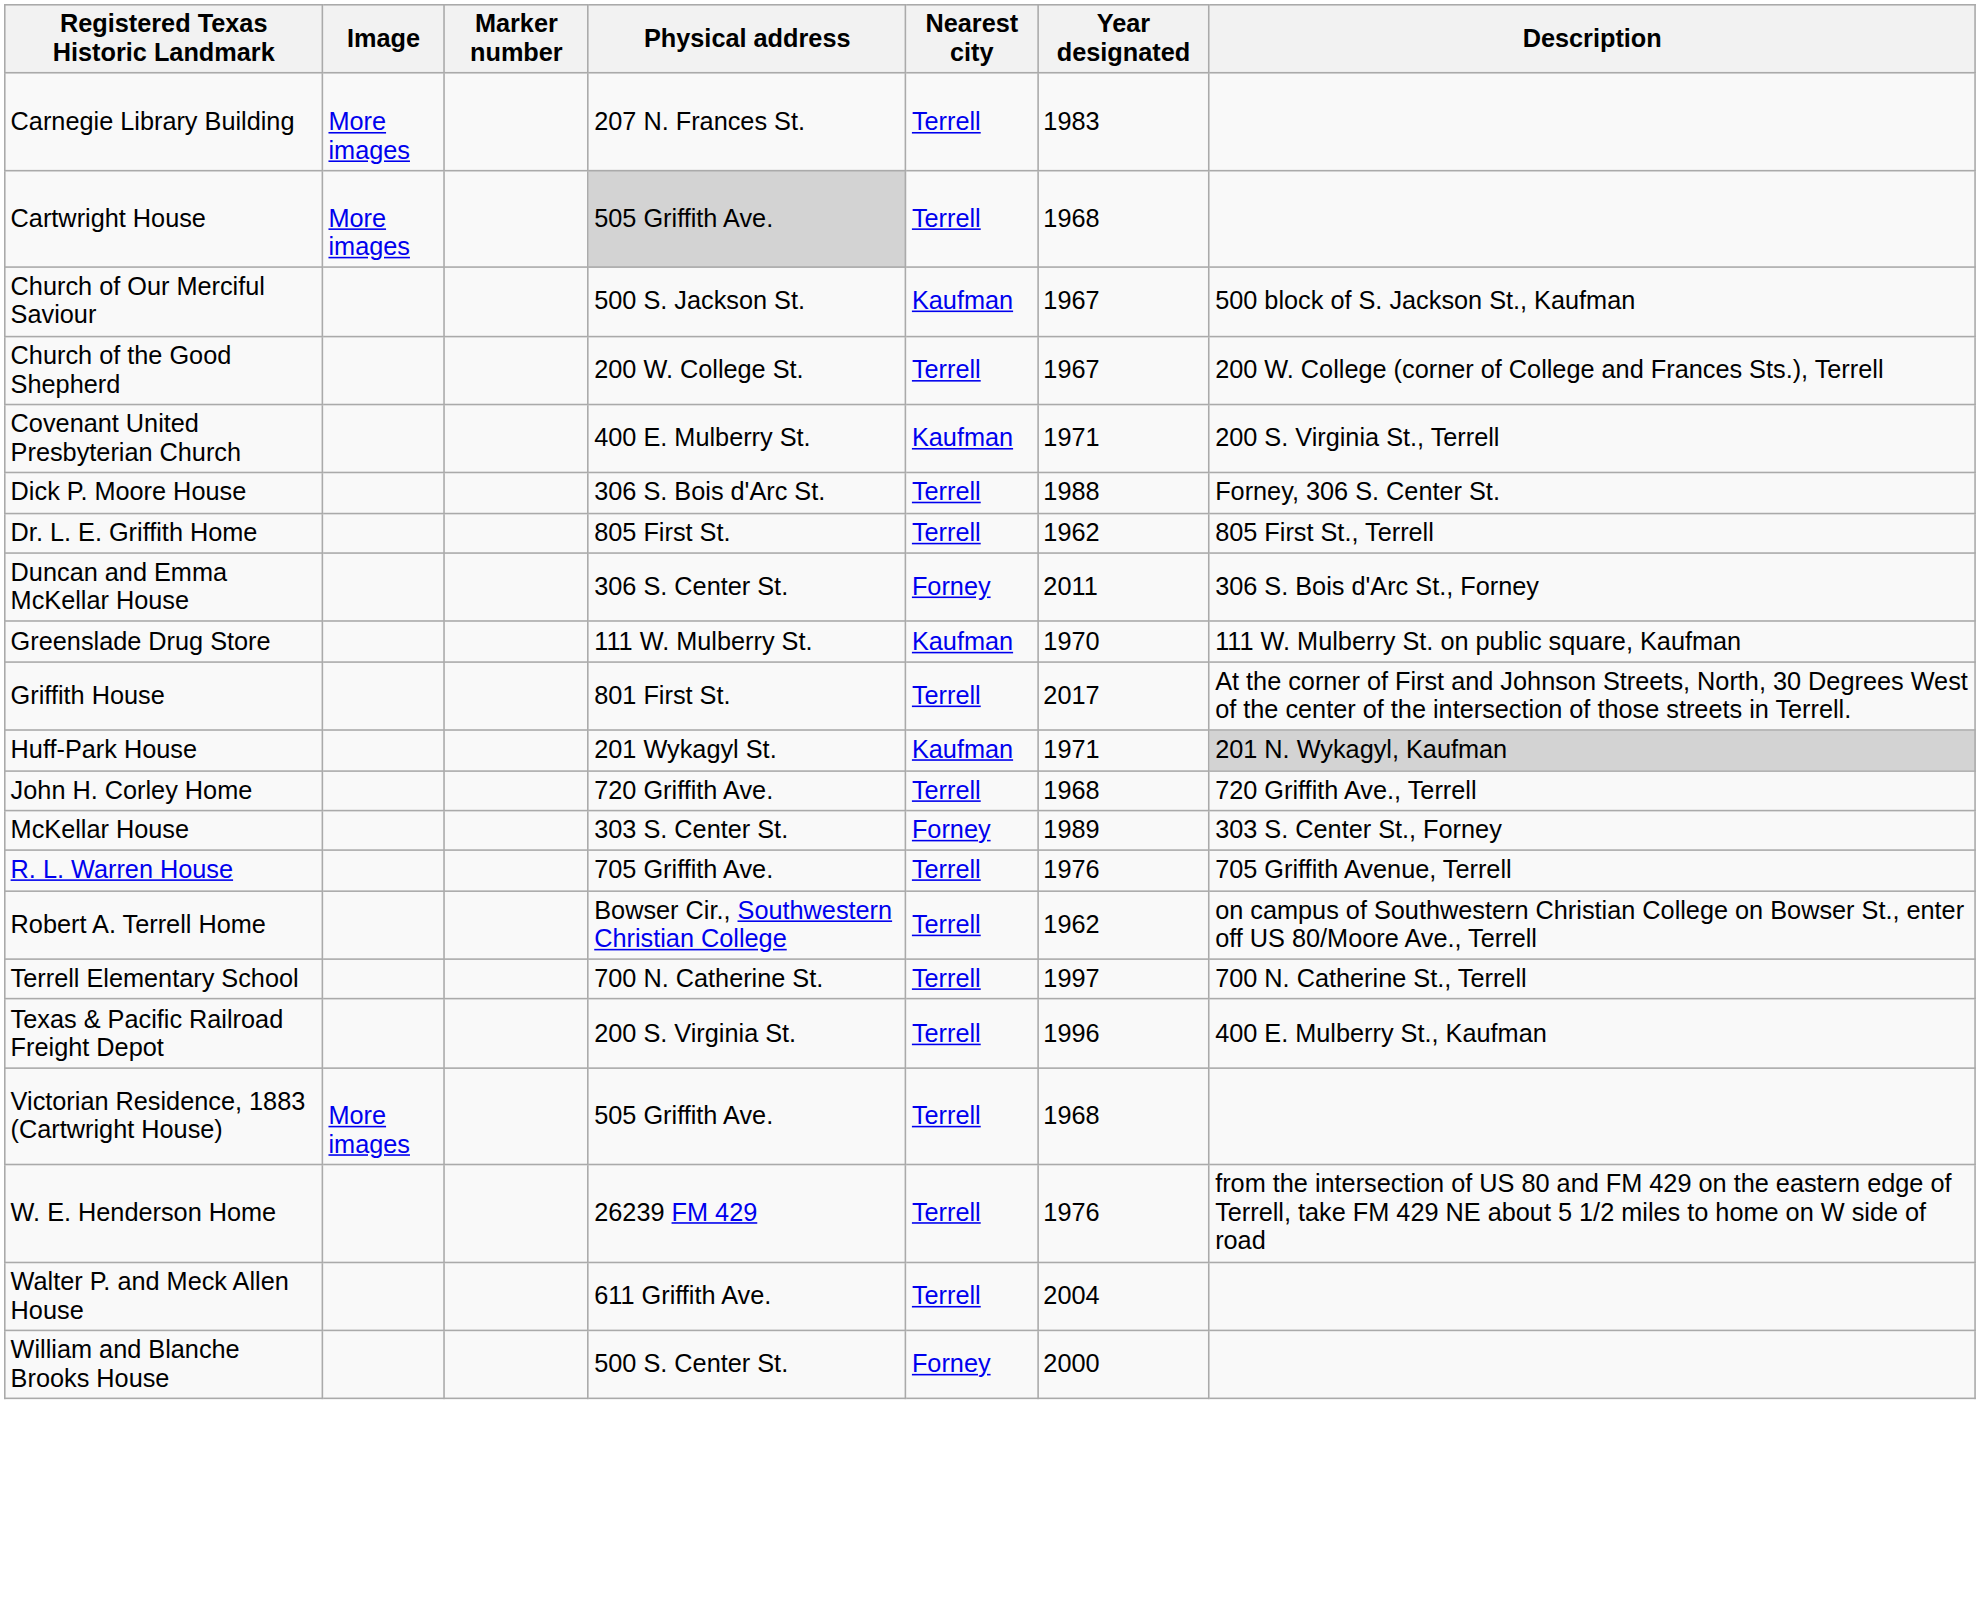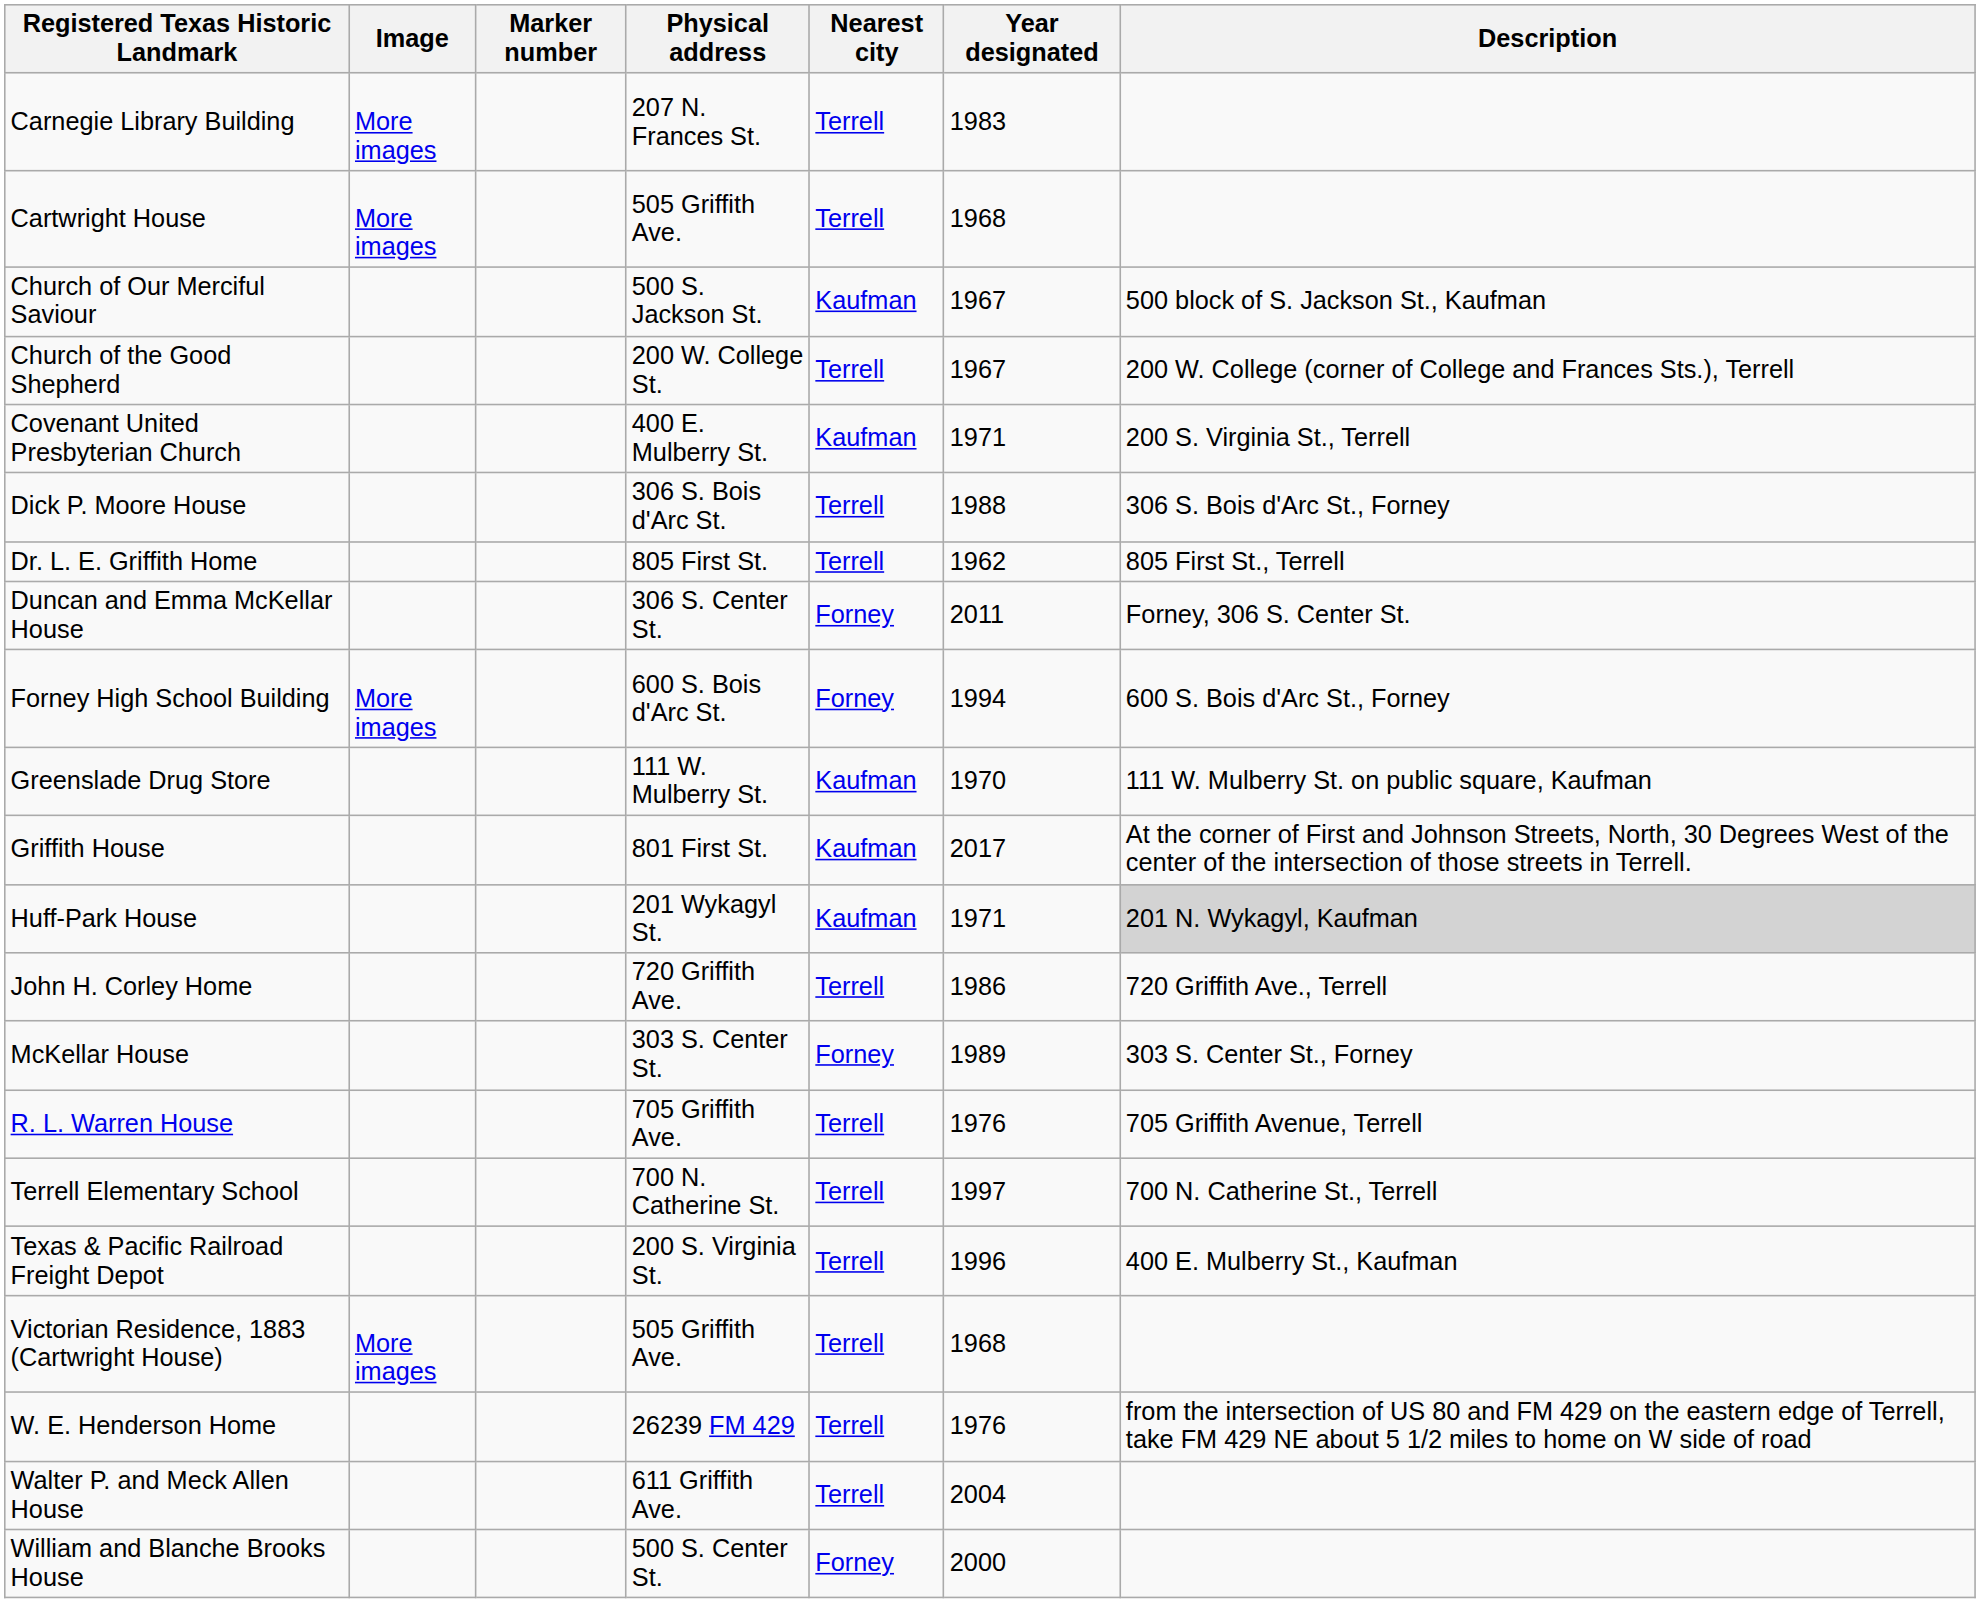(684, 218) lightgrey background -> (693, 218) no background
(1358, 492) Forney, 306 S. Center St. -> (1288, 506) 306 S. Bois d'Arc St., Forney
(1377, 587) 306 S. Bois d'Arc St., Forney -> (1268, 615) Forney, 306 S. Center St.
+ row: (170, 698)
(946, 695) Terrell -> (866, 849) Kaufman
(1071, 790) 1968 -> (978, 986) 1986
- row: (138, 924)
